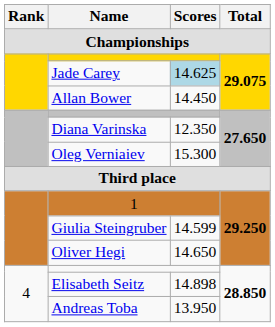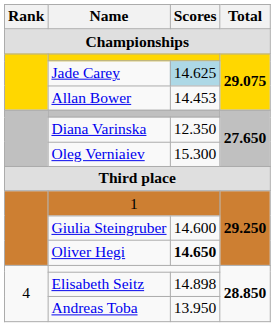(195, 97) 14.450 -> (195, 97) 14.453
(195, 228) 14.599 -> (195, 228) 14.600
(195, 252) normal -> (195, 252) bold
